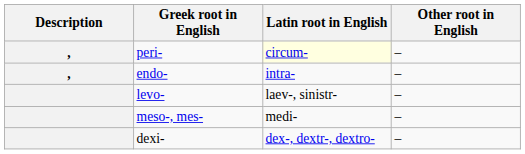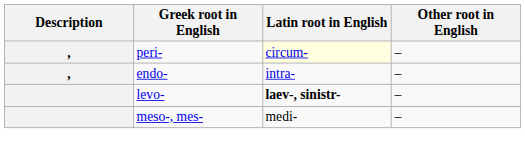(301, 95) normal -> (303, 95) bold
- row: (151, 138)
